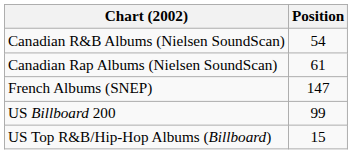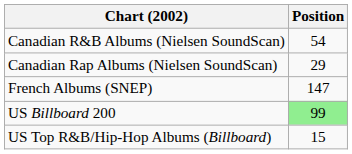(318, 64) 61 -> (318, 64) 29
(318, 112) no background -> (318, 112) lightgreen background
